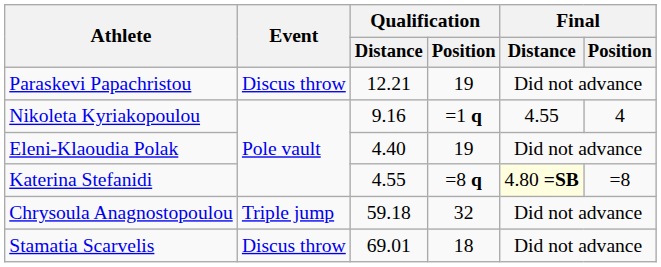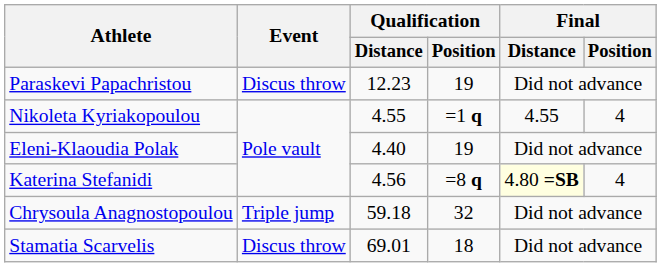(389, 83) 12.21 -> (389, 83) 12.23
(389, 116) 9.16 -> (389, 116) 4.55
(389, 180) 4.55 -> (389, 180) 4.56
(620, 180) =8 -> (620, 180) 4
